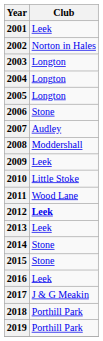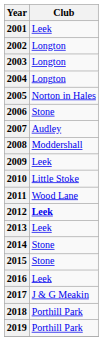(64, 45) Norton in Hales -> (49, 45) Longton
(49, 95) Longton -> (64, 95) Norton in Hales
